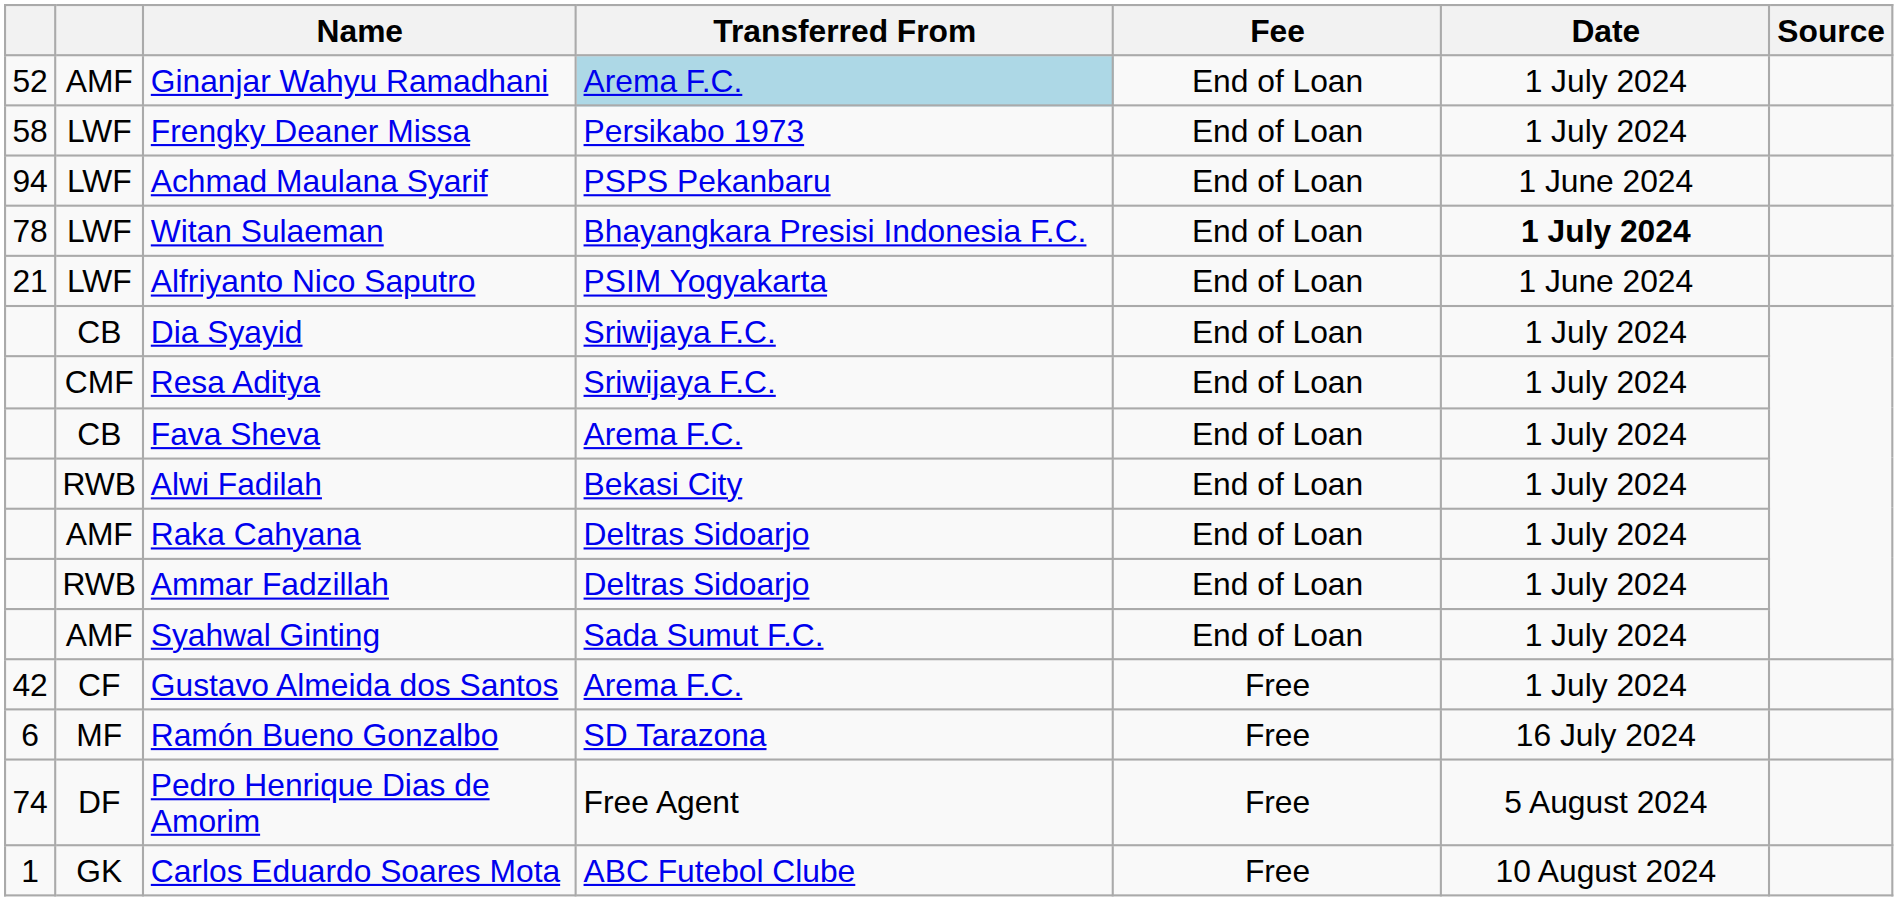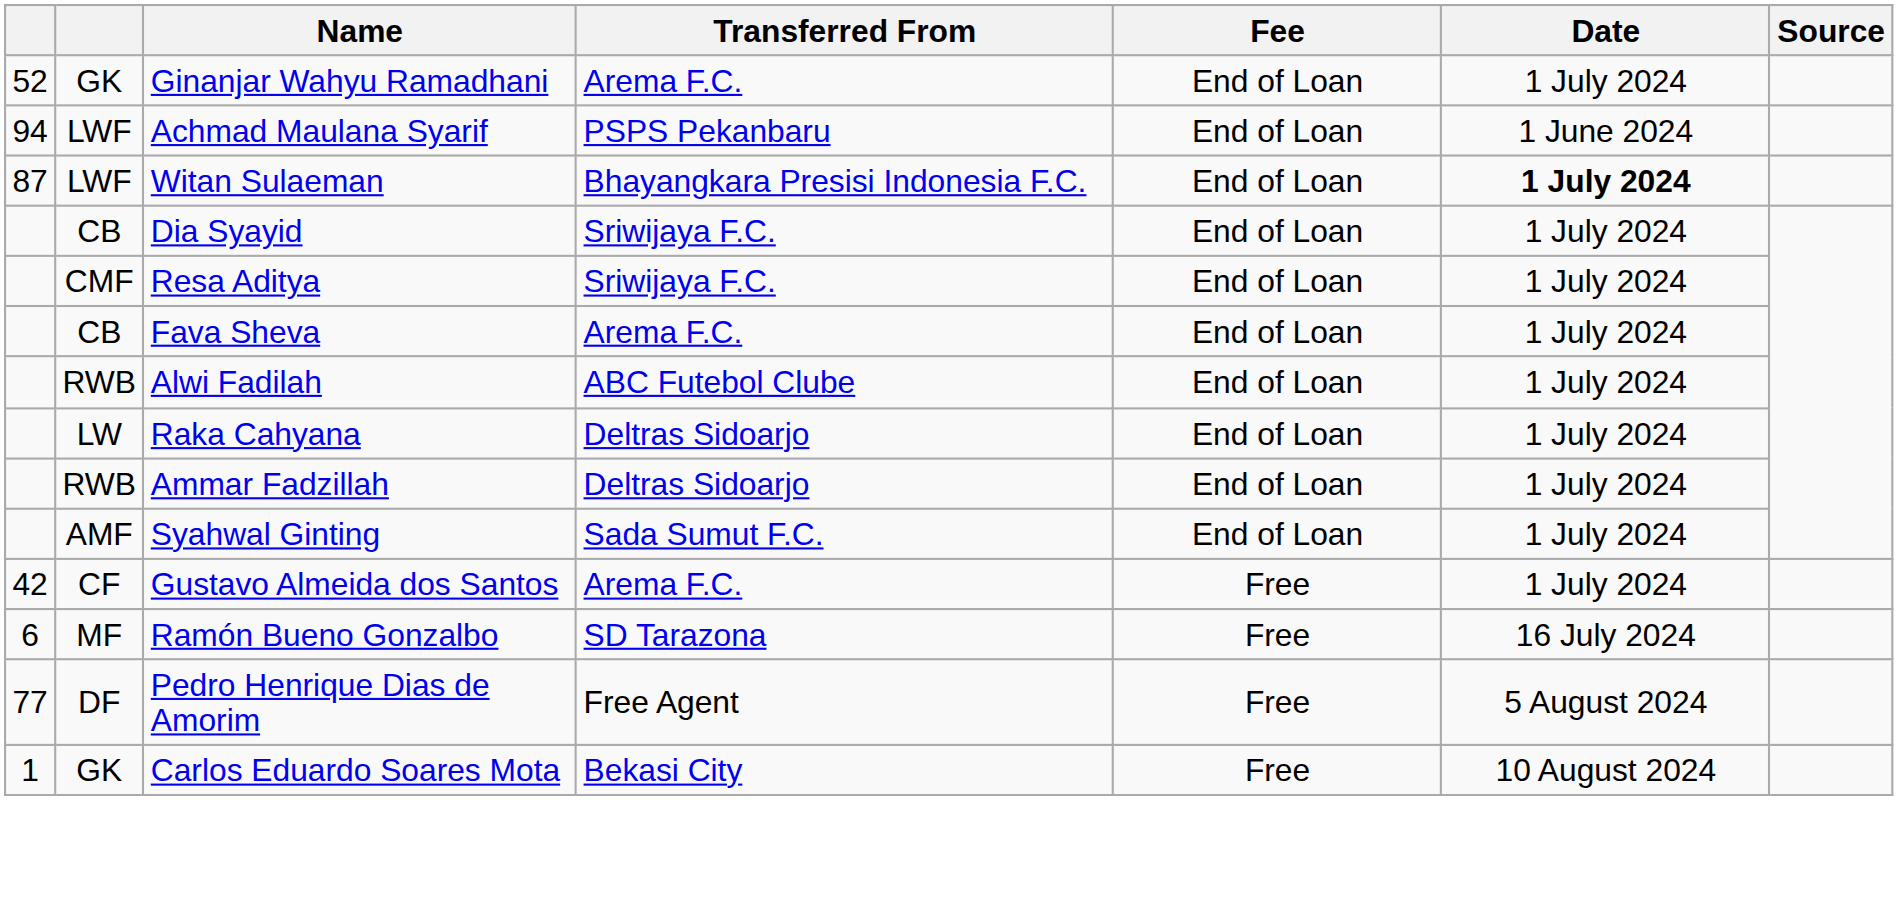(99, 81) AMF -> (99, 81) GK
(663, 81) lightblue background -> (663, 81) no background
- row: (310, 131)
(30, 232) 78 -> (30, 181) 87
- row: (313, 282)
(663, 483) Bekasi City -> (719, 382) ABC Futebol Clube
(99, 533) AMF -> (99, 433) LW
(30, 803) 74 -> (30, 702) 77
(719, 871) ABC Futebol Clube -> (663, 770) Bekasi City
